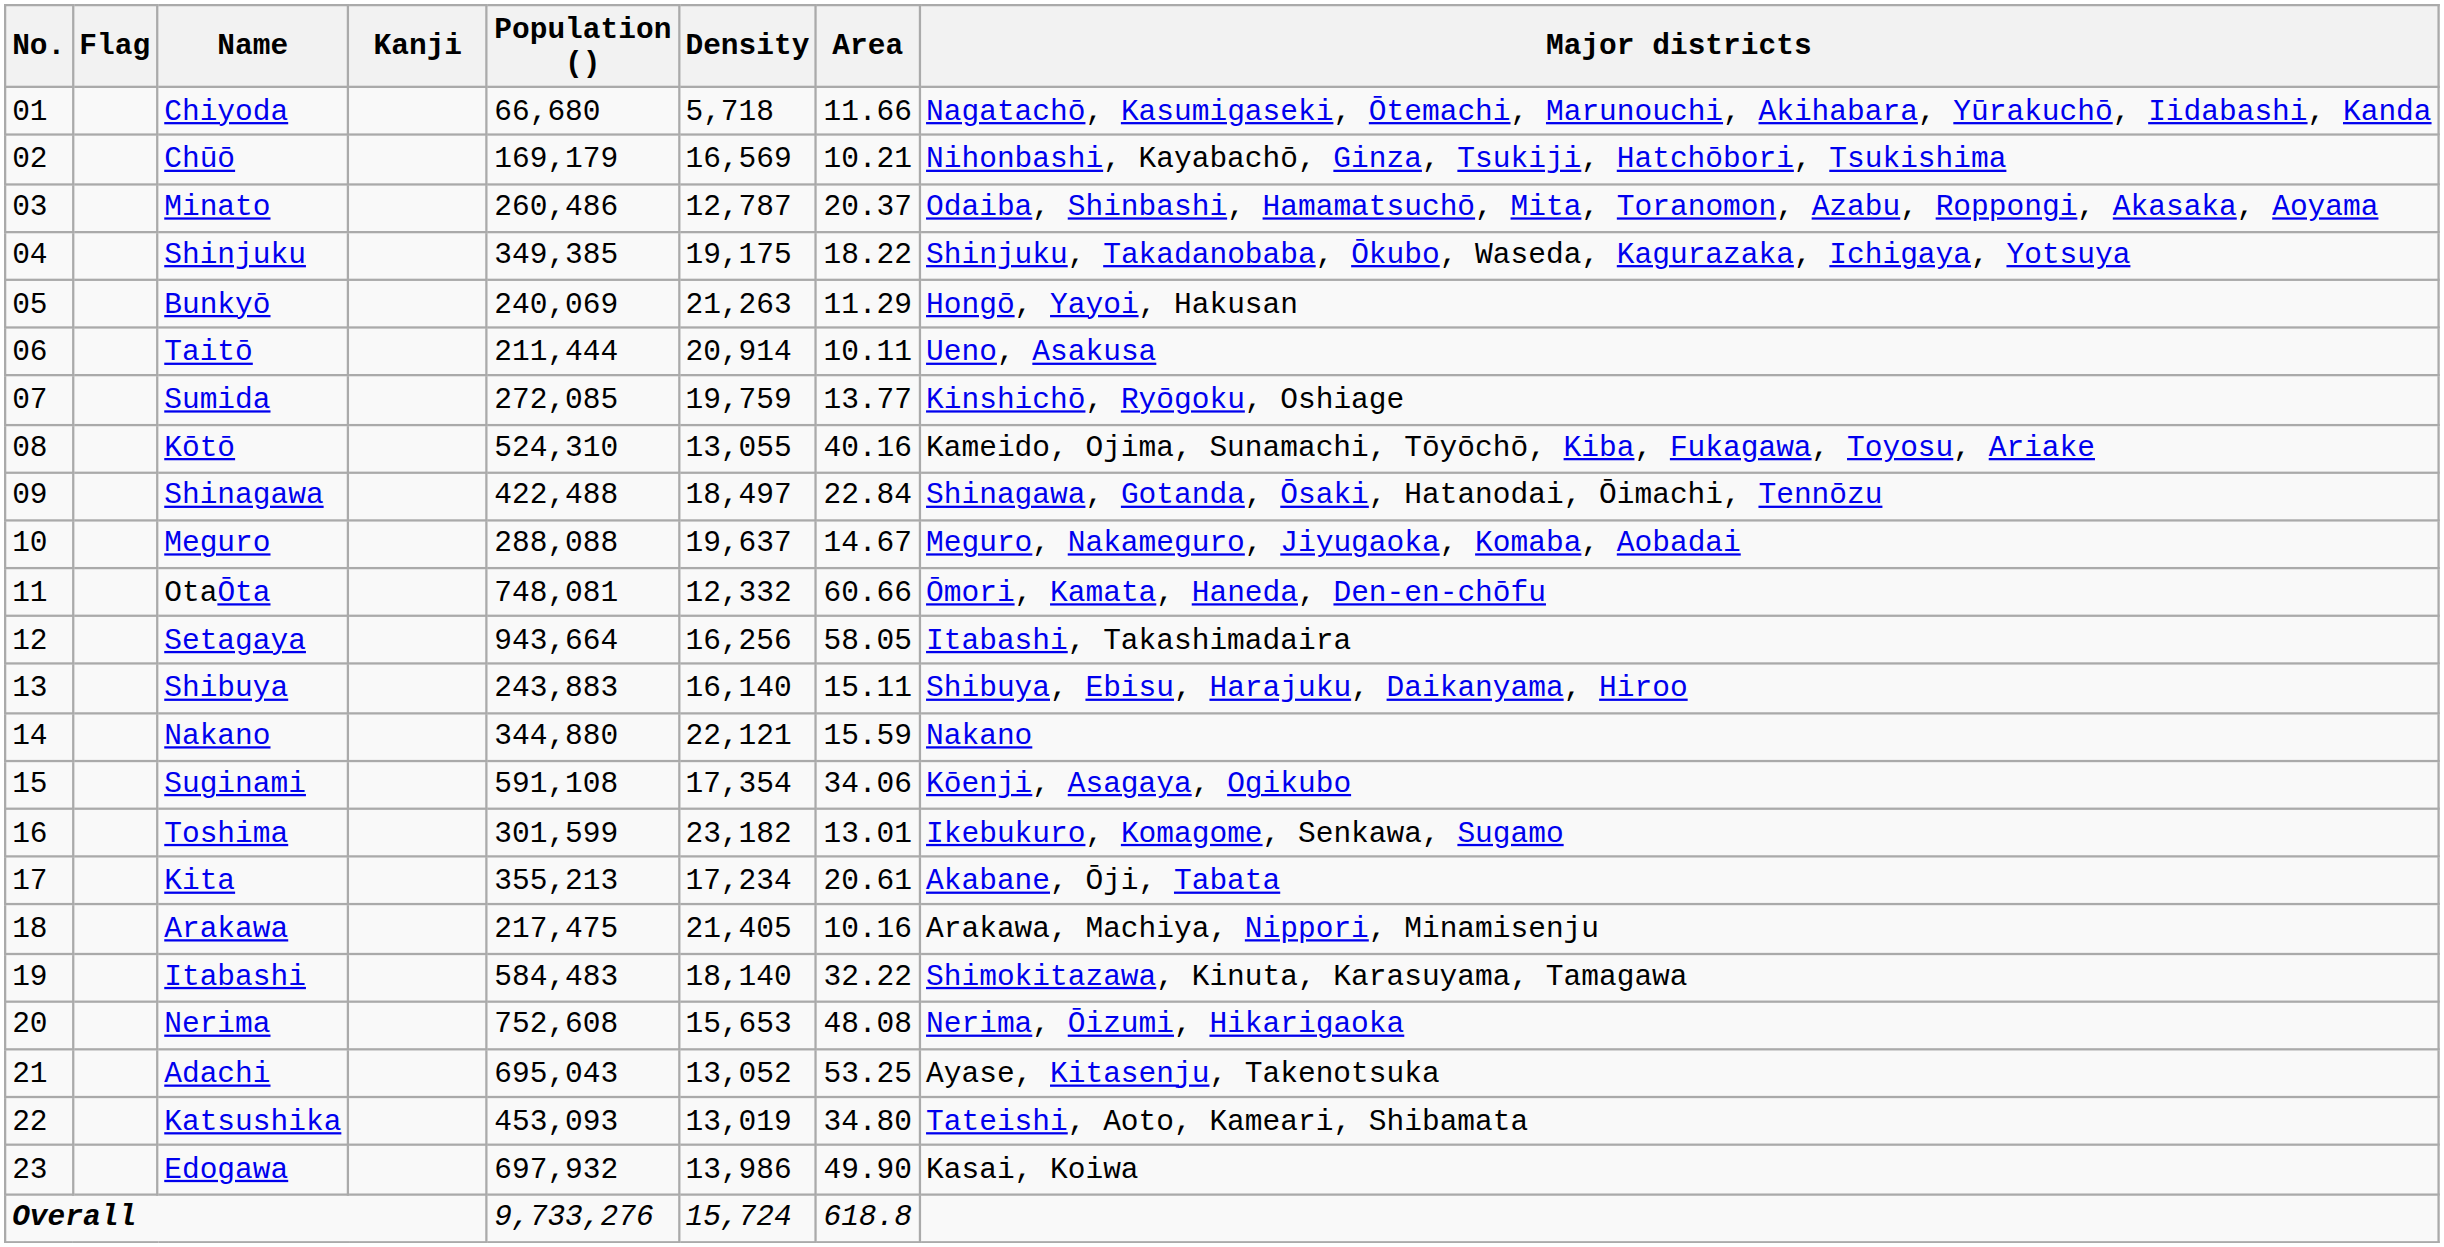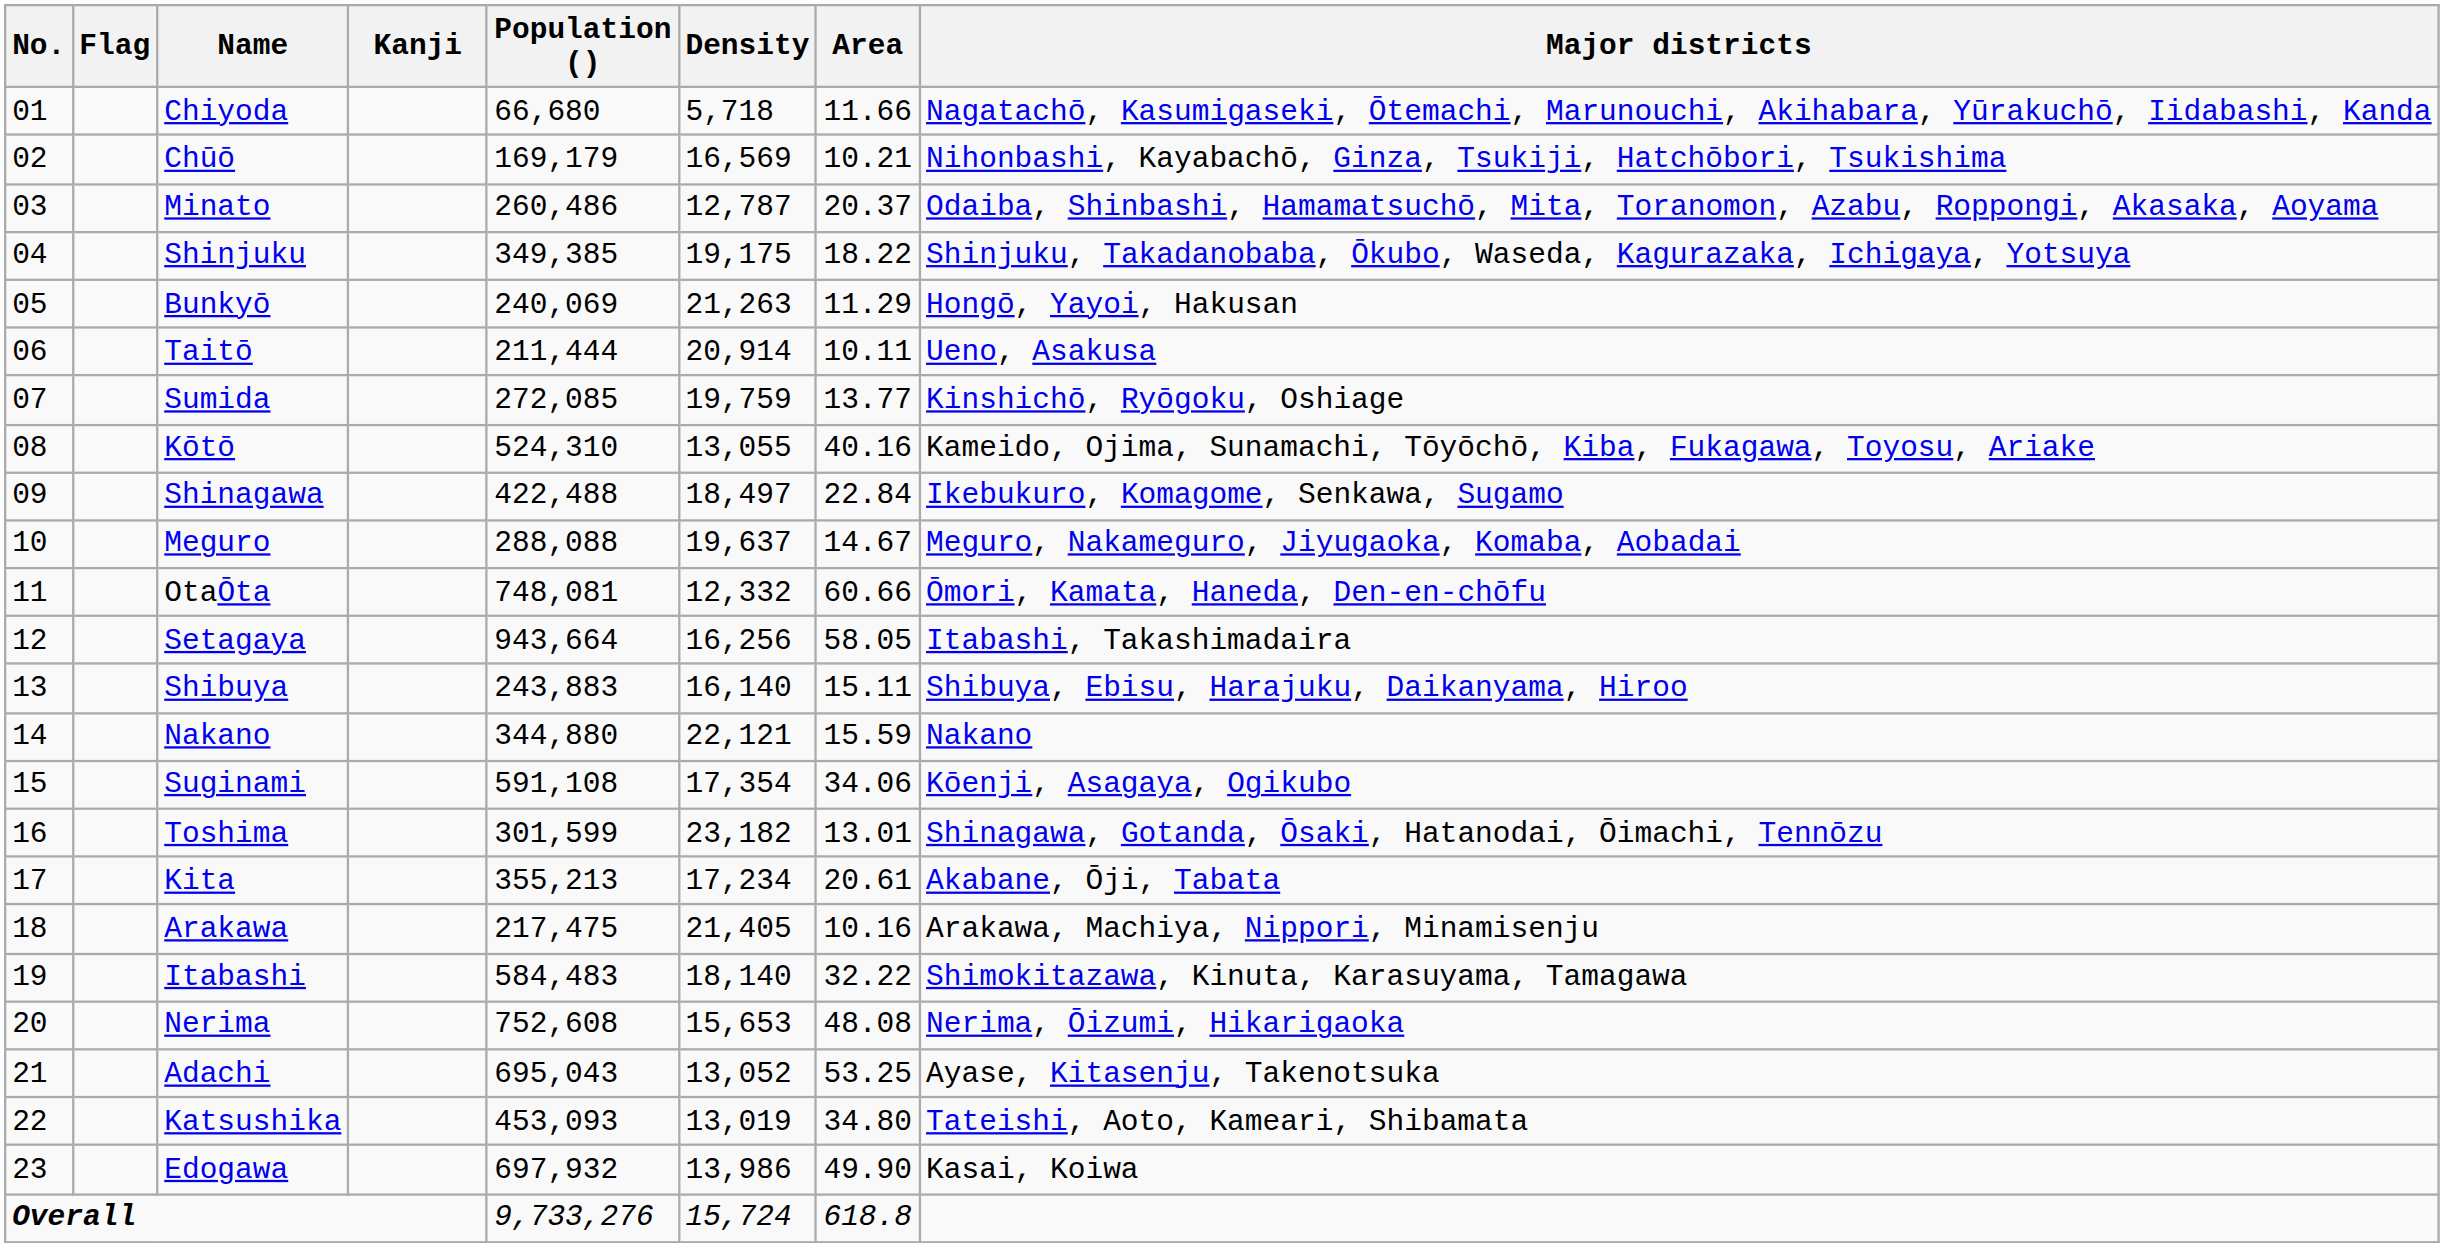(1404, 496) Shinagawa, Gotanda, Ōsaki, Hatanodai, Ōimachi, Tennōzu -> (1245, 496) Ikebukuro, Komagome, Senkawa, Sugamo
(1245, 833) Ikebukuro, Komagome, Senkawa, Sugamo -> (1404, 833) Shinagawa, Gotanda, Ōsaki, Hatanodai, Ōimachi, Tennōzu
